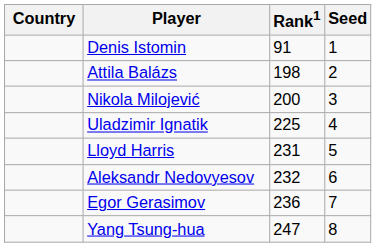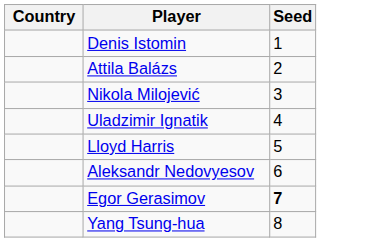- column: (297, 19)
(333, 203) normal -> (278, 198) bold
